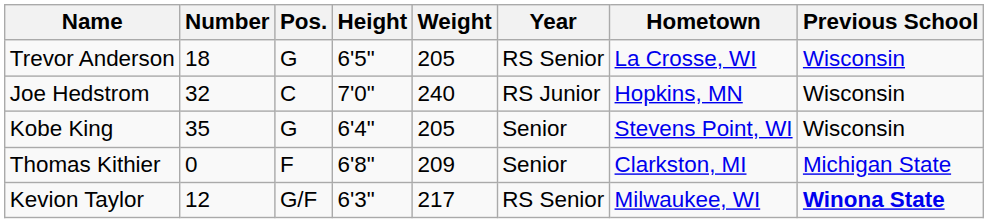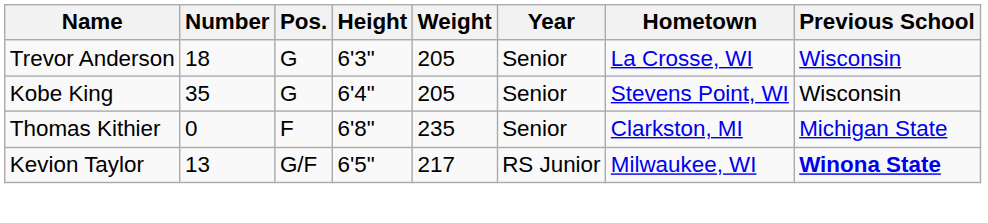(356, 57) 6'5" -> (356, 57) 6'3"
(553, 57) RS Senior -> (535, 57) Senior
- row: (80, 93)
(436, 164) 209 -> (436, 128) 235
(197, 199) 12 -> (197, 164) 13
(356, 199) 6'3" -> (356, 164) 6'5"
(553, 199) RS Senior -> (551, 164) RS Junior
